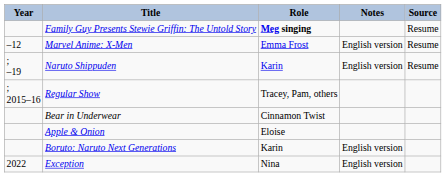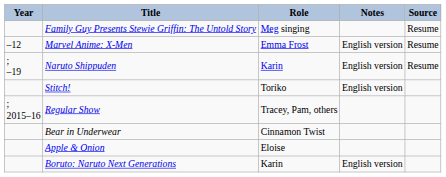(286, 28) bold -> (285, 28) normal
+ row: (58, 88)
- row: (65, 164)
